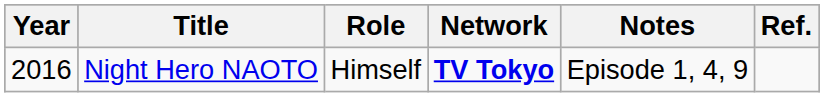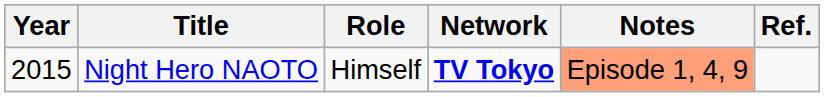(41, 69) 2016 -> (41, 69) 2015
(657, 69) no background -> (657, 69) lightsalmon background
